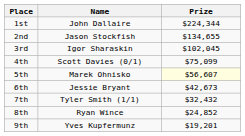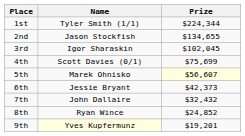(100, 23) John Dallaire -> (100, 23) Tyler Smith (1/1)
(201, 62) $75,099 -> (201, 62) $75,699
(201, 87) $42,673 -> (201, 87) $42,373
(100, 100) Tyler Smith (1/1) -> (100, 100) John Dallaire
(100, 125) no background -> (100, 125) lightyellow background
